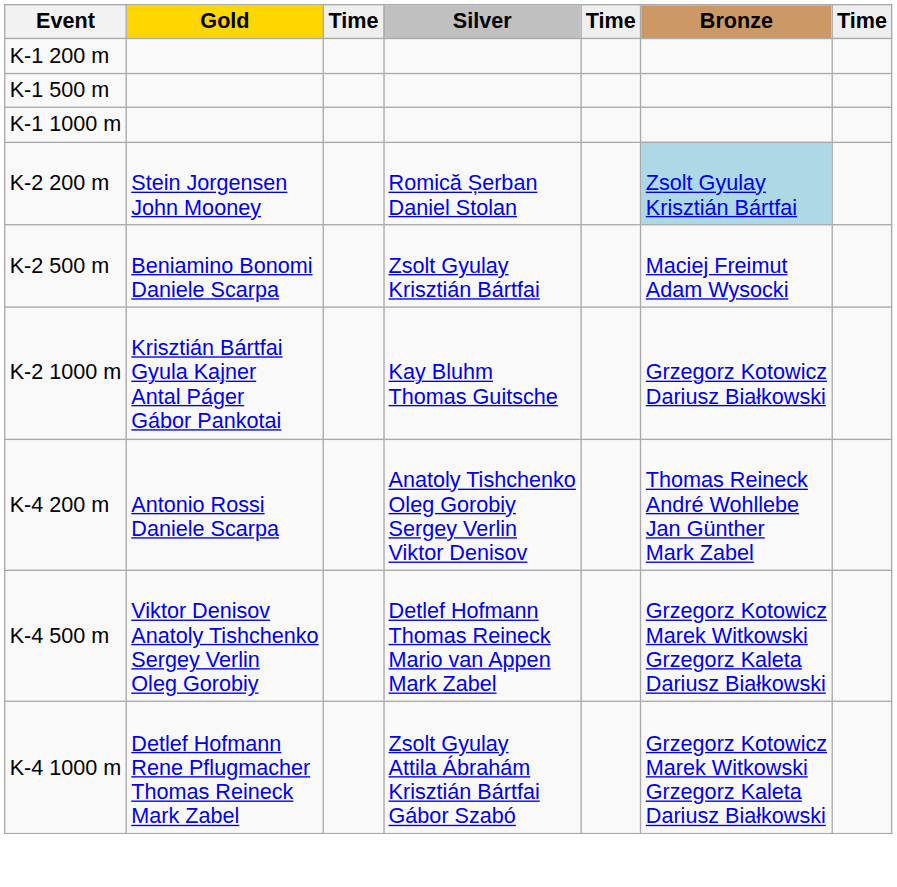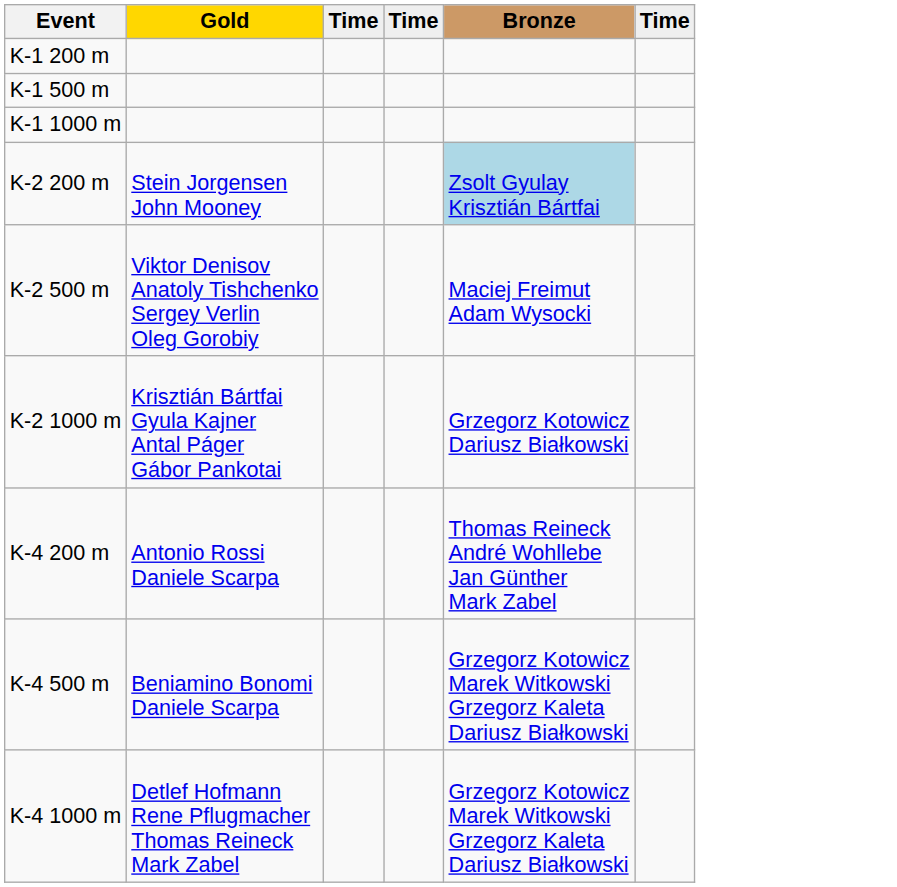- column: (482, 21)
(222, 277) Beniamino Bonomi Daniele Scarpa -> (225, 302) Viktor Denisov Anatoly Tishchenko Sergey Verlin Oleg Gorobiy
(225, 648) Viktor Denisov Anatoly Tishchenko Sergey Verlin Oleg Gorobiy -> (222, 696) Beniamino Bonomi Daniele Scarpa
